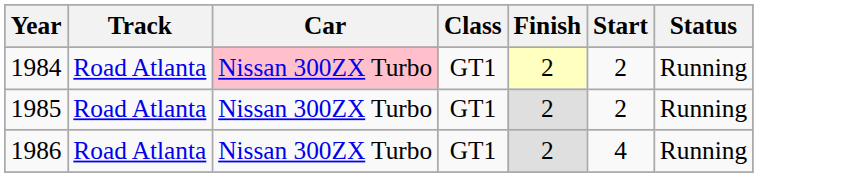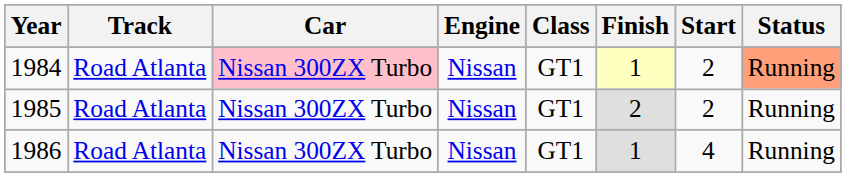+ column: (482, 25)
(547, 67) 2 -> (635, 67) 1
(703, 67) no background -> (791, 67) lightsalmon background
(547, 151) 2 -> (635, 151) 1
